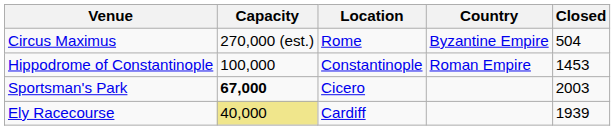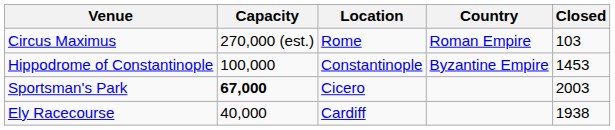(489, 40) Byzantine Empire -> (480, 40) Roman Empire
(568, 40) 504 -> (568, 40) 103
(480, 64) Roman Empire -> (489, 64) Byzantine Empire
(244, 112) khaki background -> (244, 112) no background
(573, 112) 1939 -> (573, 112) 1938
